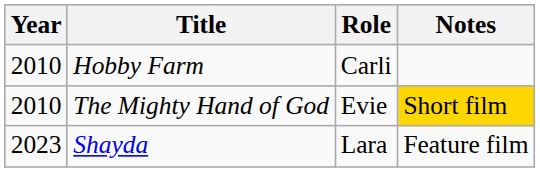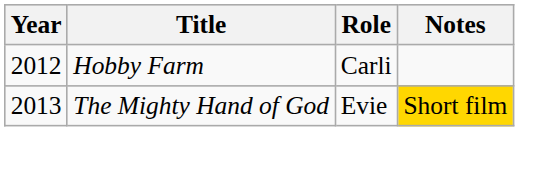(36, 65) 2010 -> (36, 65) 2012
(36, 105) 2010 -> (36, 105) 2013
- row: (111, 145)
